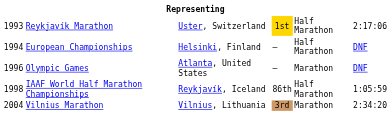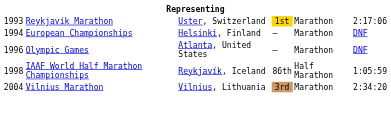(314, 26) Half Marathon -> (314, 21) Marathon
(314, 47) Half Marathon -> (314, 33) Marathon
